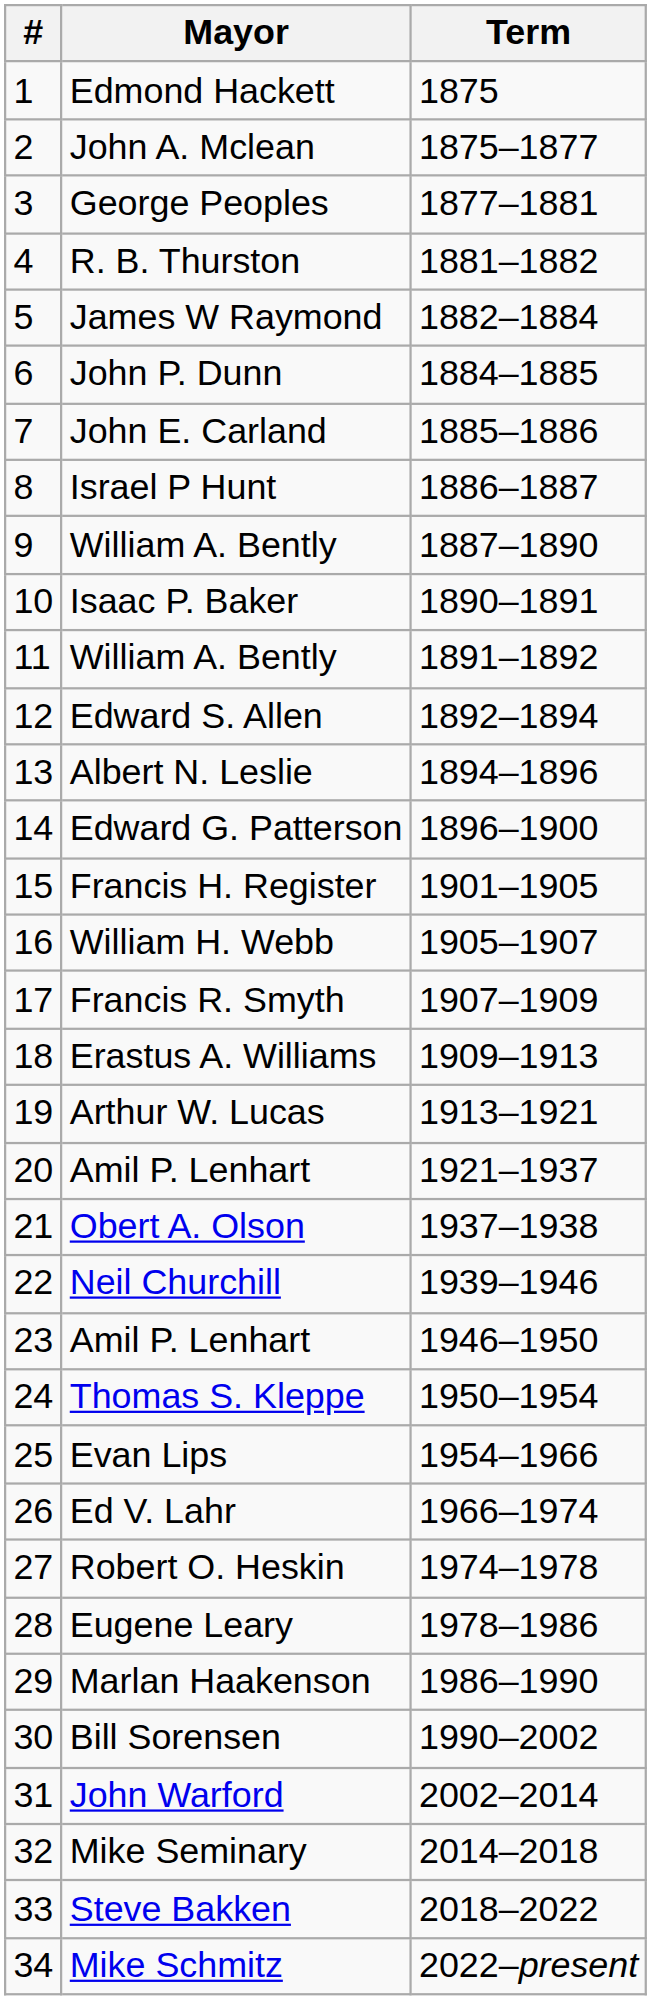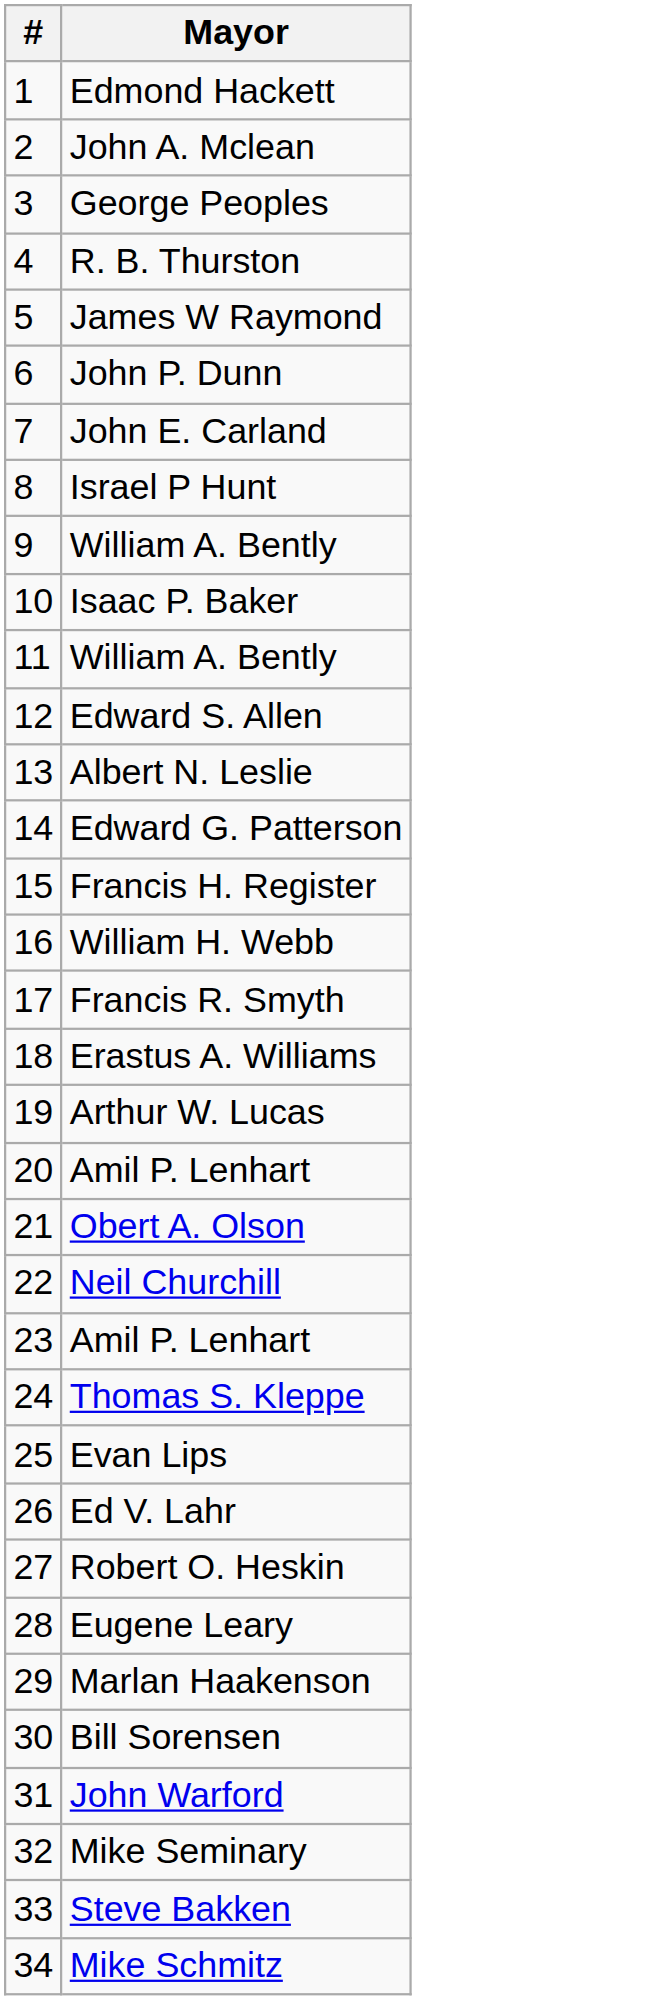- column: (529, 32)
